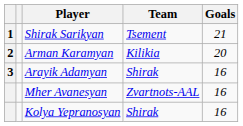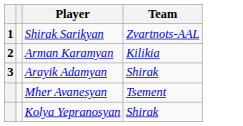- column: (220, 14)
(146, 33) Tsement -> (163, 33) Zvartnots-AAL
(163, 92) Zvartnots-AAL -> (146, 92) Tsement
